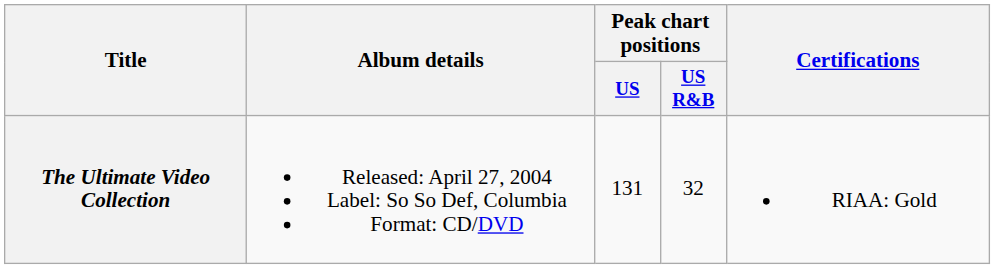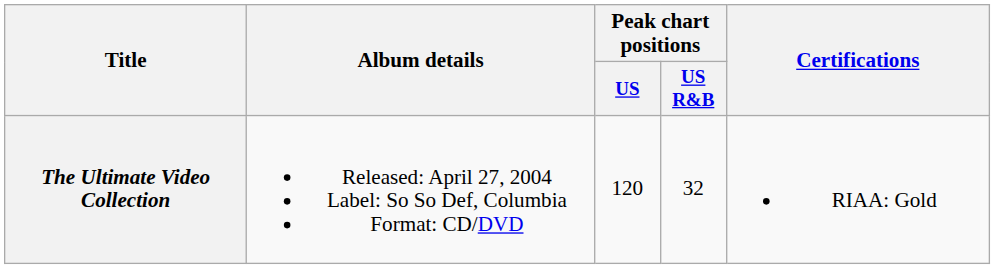(627, 189) 131 -> (627, 189) 120
